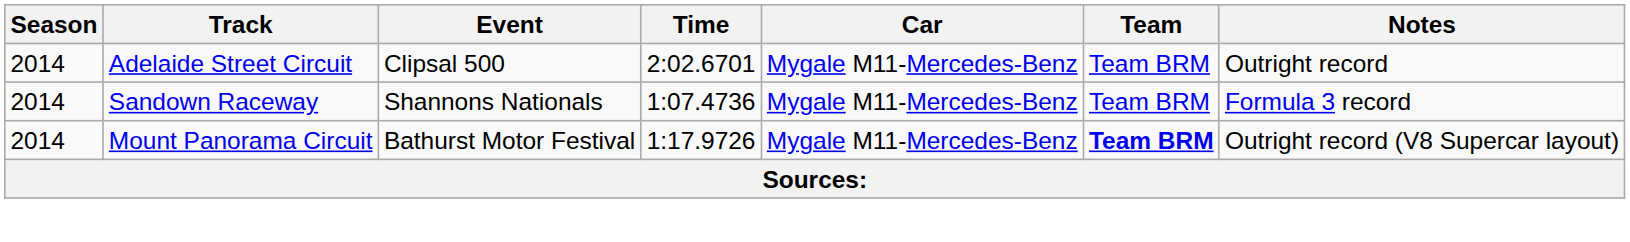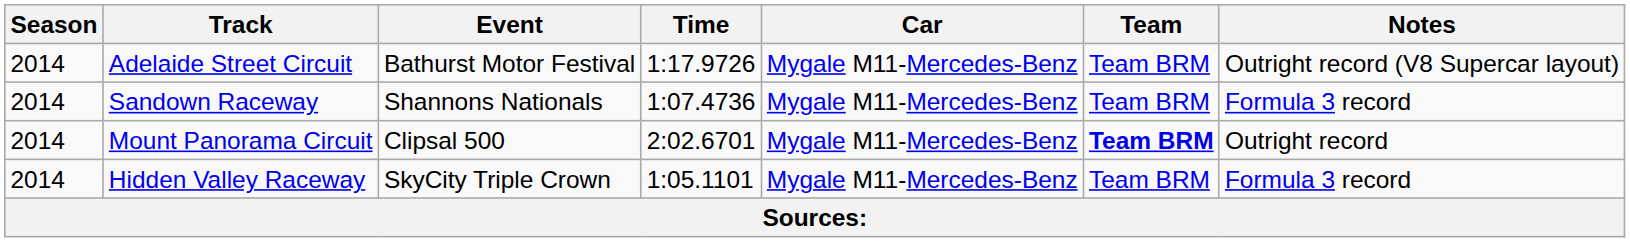(444, 63) Clipsal 500 -> (510, 63) Bathurst Motor Festival
(701, 63) 2:02.6701 -> (701, 63) 1:17.9726
(1306, 63) Outright record -> (1422, 63) Outright record (V8 Supercar layout)
(510, 141) Bathurst Motor Festival -> (444, 141) Clipsal 500
(701, 141) 1:17.9726 -> (701, 141) 2:02.6701
(1422, 141) Outright record (V8 Supercar layout) -> (1306, 141) Outright record
+ row: (237, 179)
